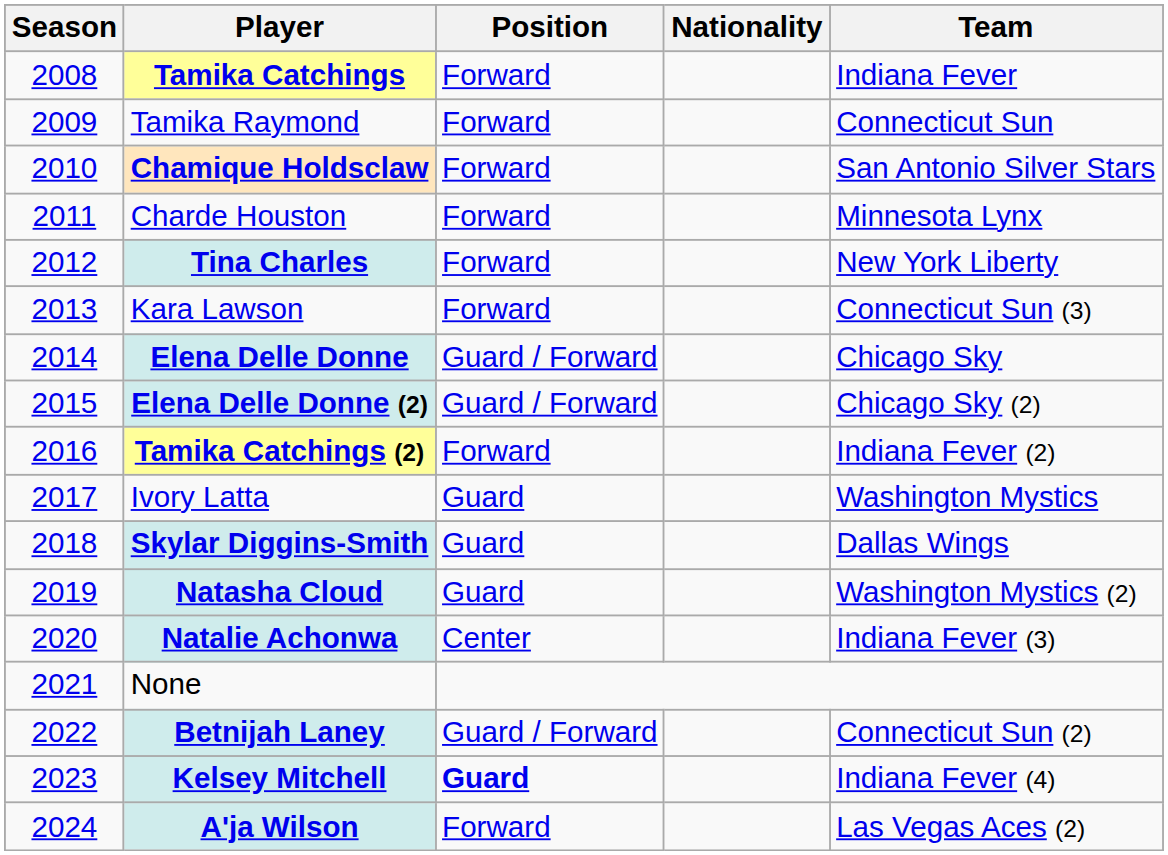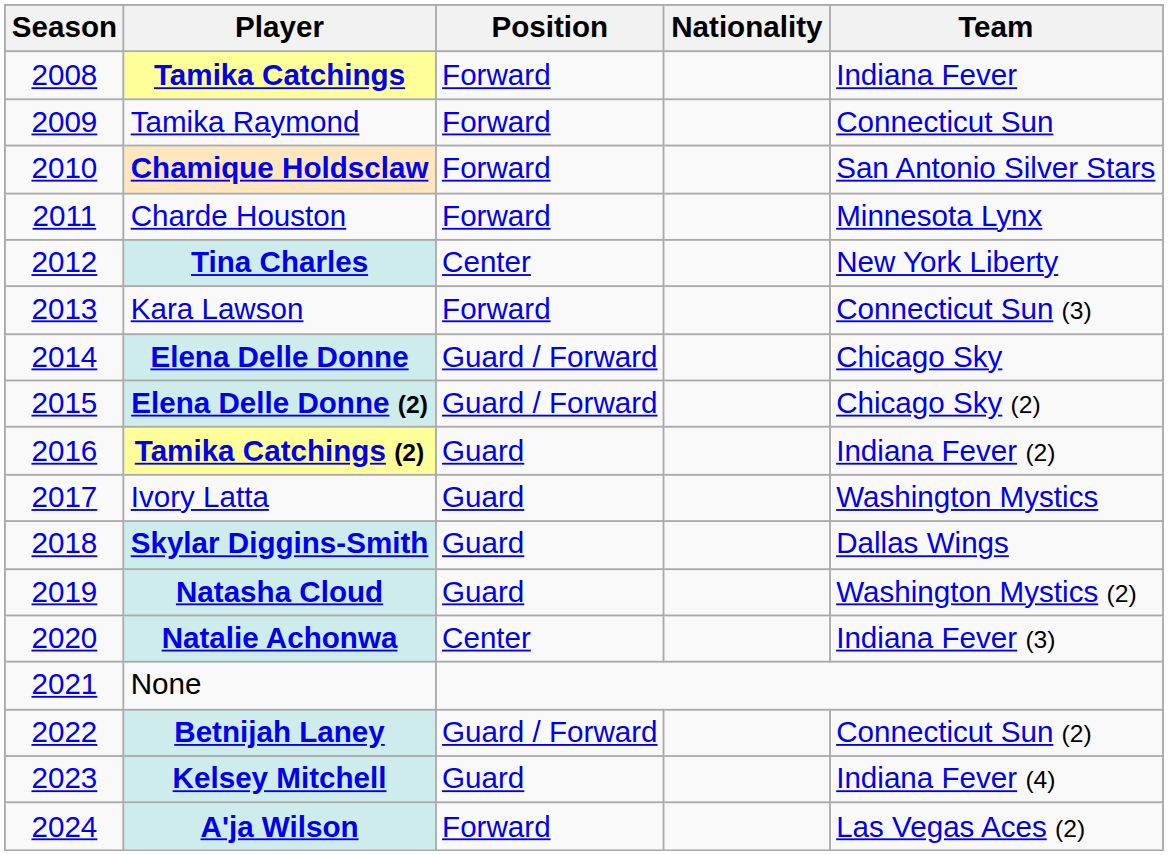(496, 262) Forward -> (486, 262) Center
(496, 450) Forward -> (483, 450) Guard
(486, 779) bold -> (483, 779) normal
